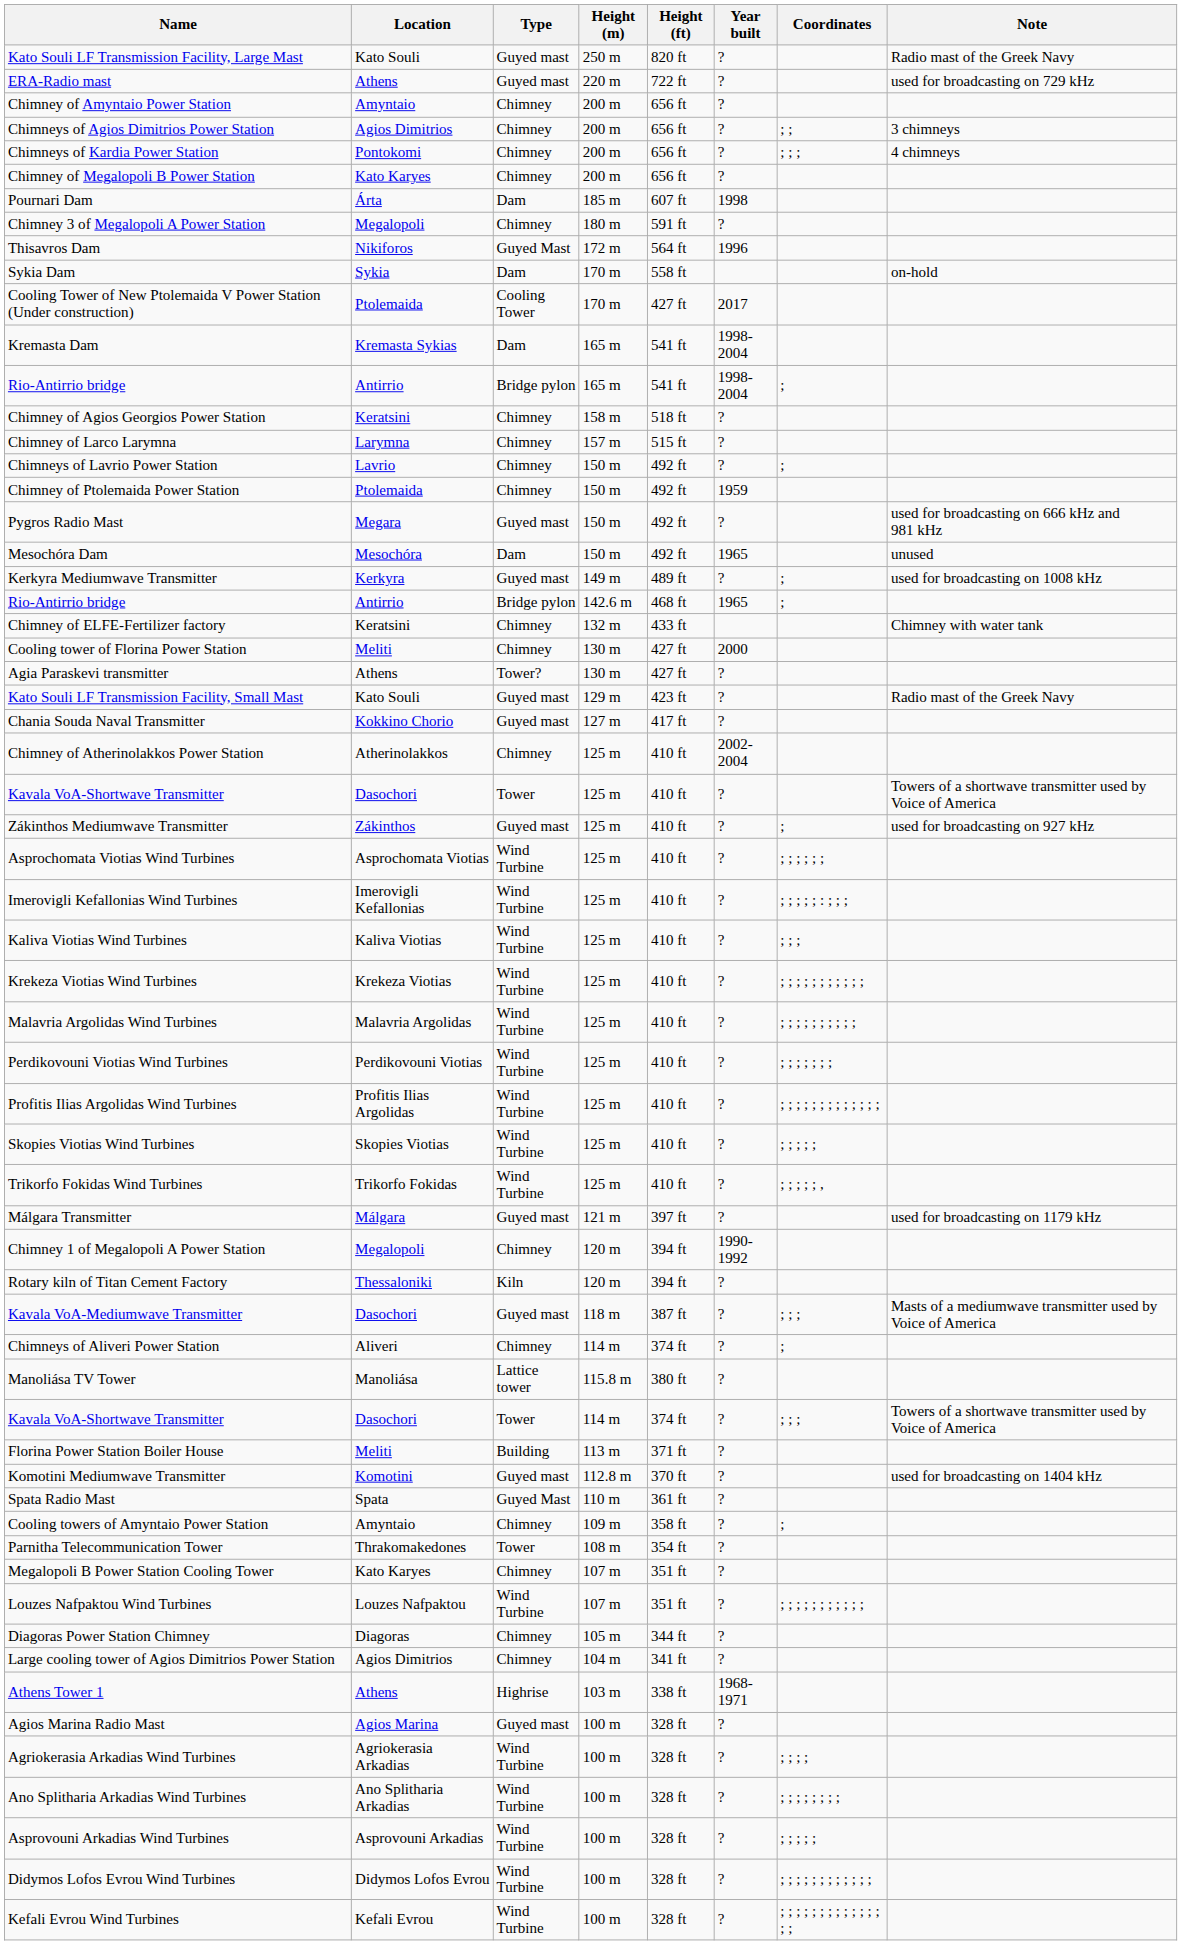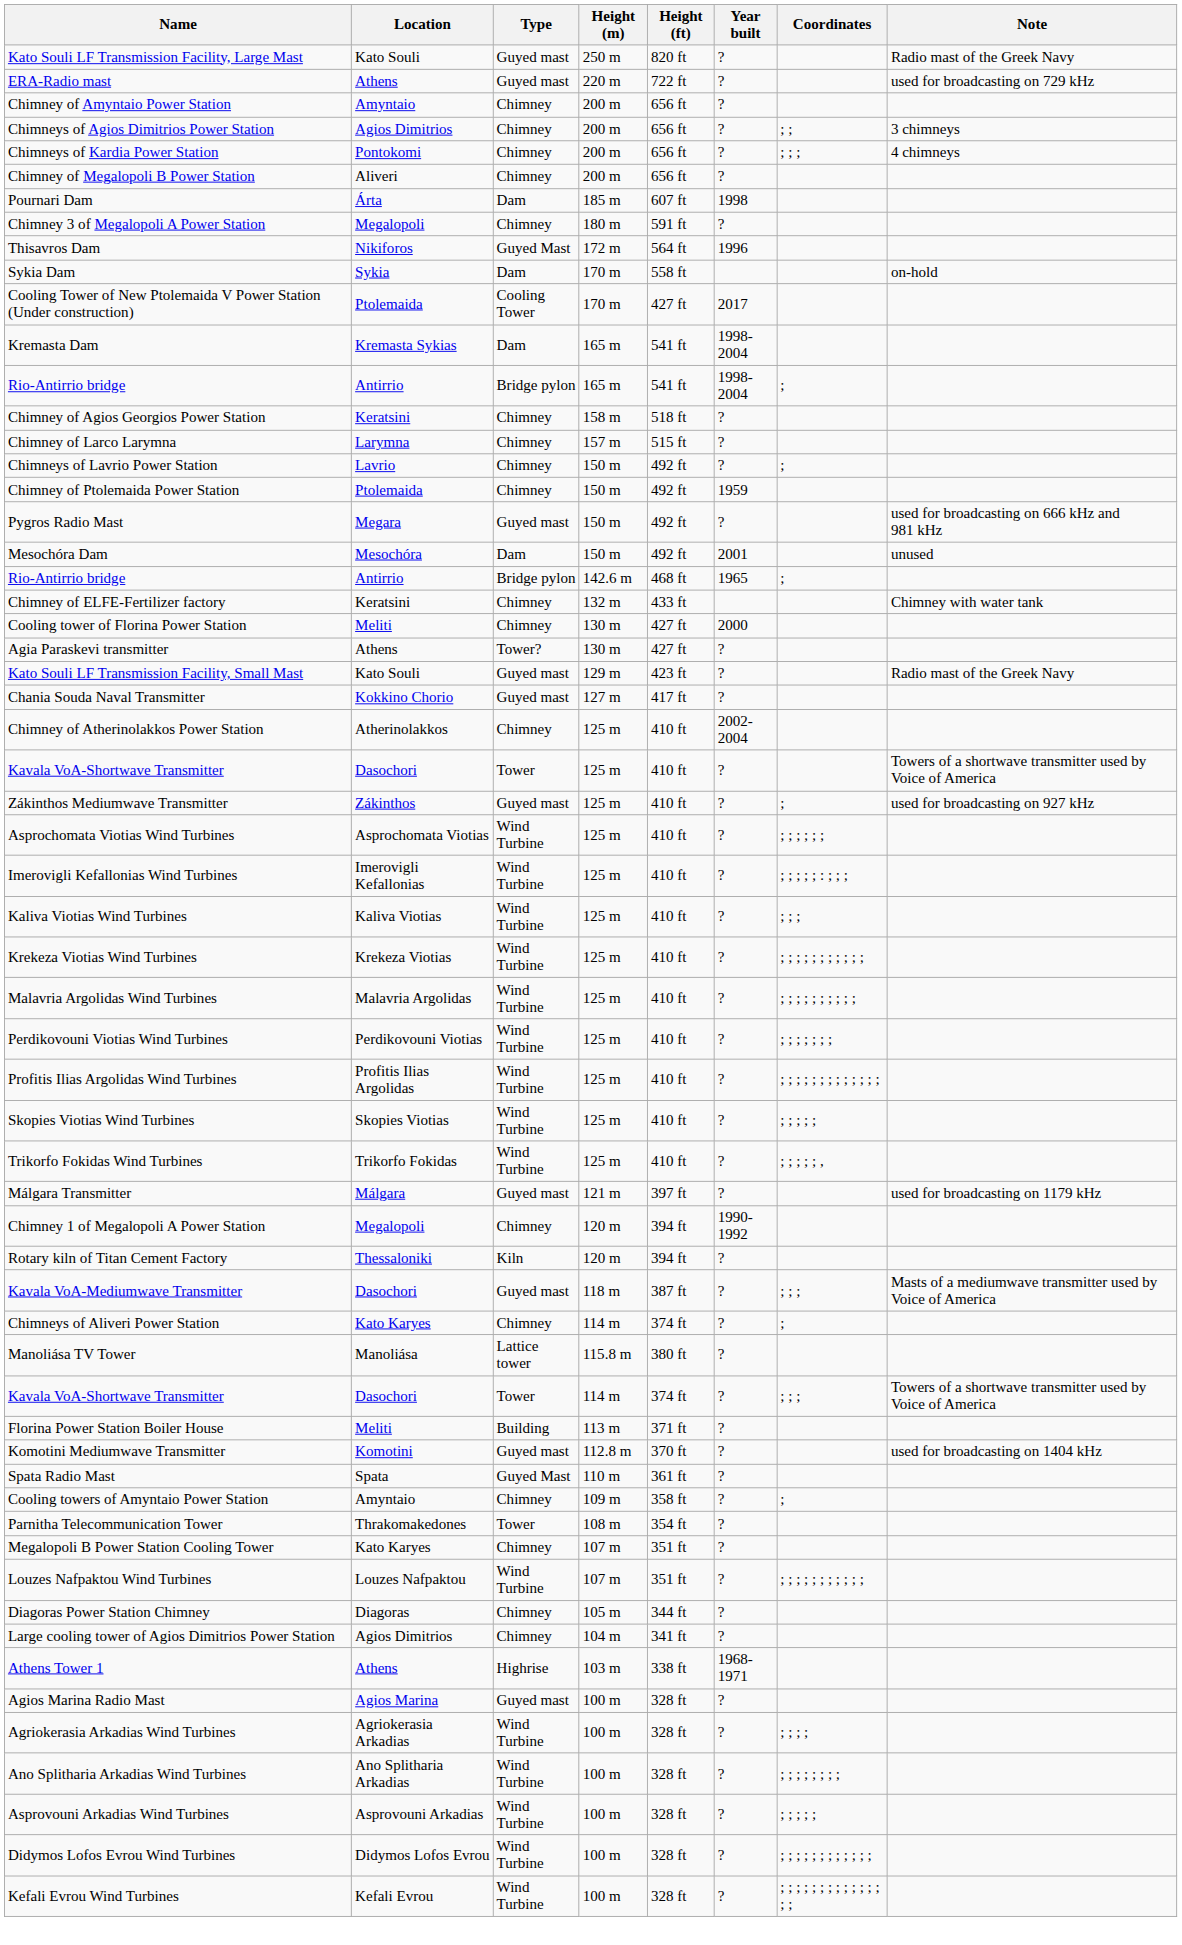(393, 176) Kato Karyes -> (376, 176) Aliveri
(733, 554) 1965 -> (733, 554) 2001
- row: (112, 578)
(376, 1346) Aliveri -> (393, 1322) Kato Karyes
